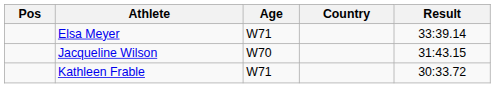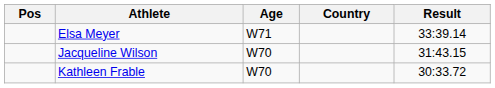(259, 72) W71 -> (259, 72) W70
